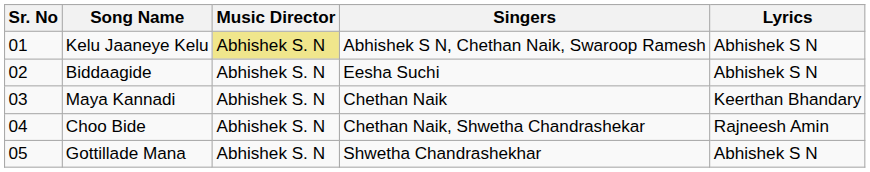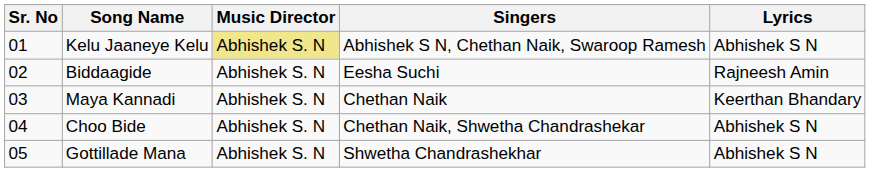(766, 72) Abhishek S N -> (771, 72) Rajneesh Amin
(771, 126) Rajneesh Amin -> (766, 126) Abhishek S N
